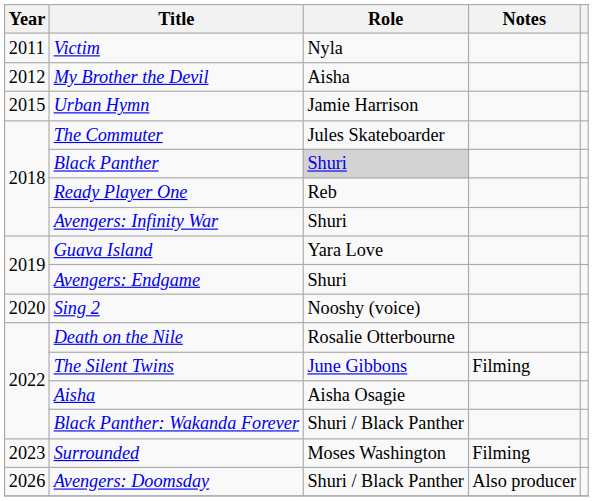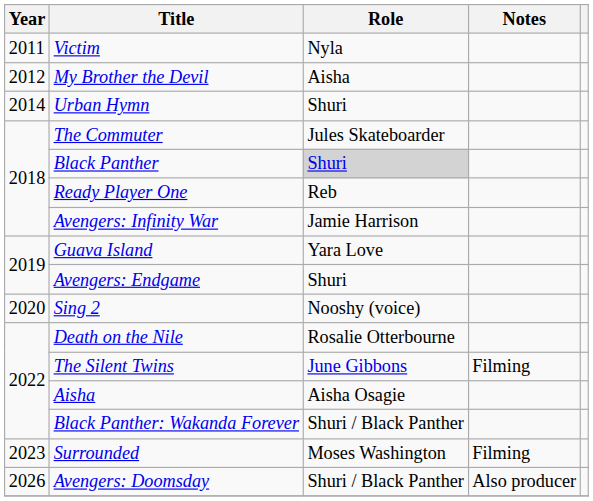(27, 105) 2015 -> (27, 105) 2014
(363, 105) Jamie Harrison -> (327, 105) Shuri
(327, 221) Shuri -> (363, 221) Jamie Harrison
